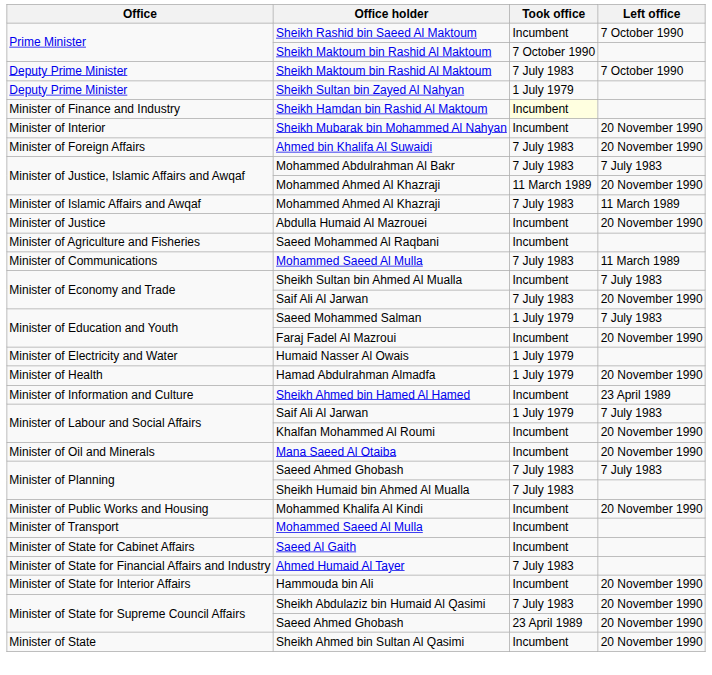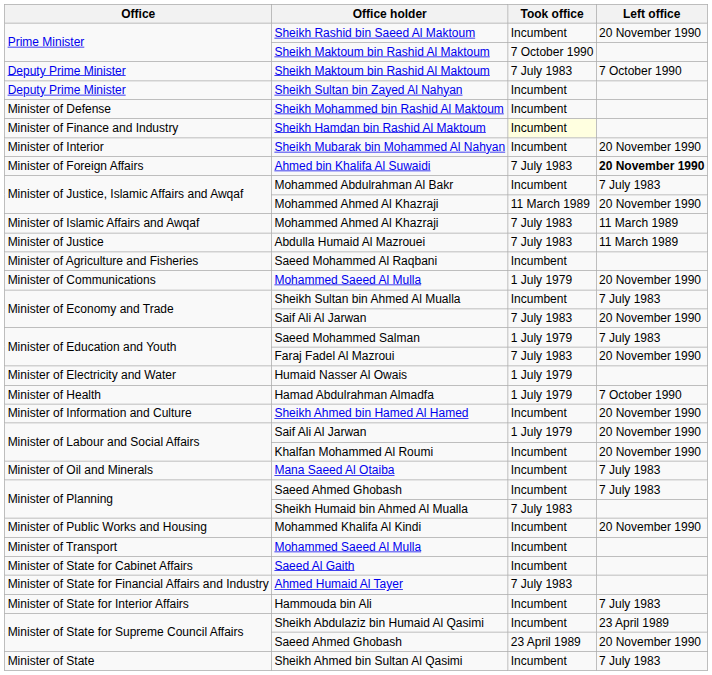(642, 33) 7 October 1990 -> (650, 33) 20 November 1990
(543, 90) 1 July 1979 -> (539, 90) Incumbent
+ row: (59, 109)
(652, 147) normal -> (652, 166) bold
(543, 166) 7 July 1983 -> (539, 185) Incumbent
(540, 223) Incumbent -> (541, 242) 7 July 1983
(652, 223) 20 November 1990 -> (639, 242) 11 March 1989
(543, 261) 7 July 1983 -> (541, 280) 1 July 1979
(640, 261) 11 March 1989 -> (650, 280) 20 November 1990
(540, 337) Incumbent -> (541, 356) 7 July 1983
(652, 375) 20 November 1990 -> (640, 394) 7 October 1990
(636, 394) 23 April 1989 -> (650, 413) 20 November 1990
(631, 413) 7 July 1983 -> (650, 432) 20 November 1990
(652, 451) 20 November 1990 -> (630, 470) 7 July 1983
(543, 470) 7 July 1983 -> (539, 489) Incumbent
(652, 584) 20 November 1990 -> (630, 603) 7 July 1983
(543, 603) 7 July 1983 -> (539, 623) Incumbent
(652, 603) 20 November 1990 -> (634, 623) 23 April 1989
(652, 642) 20 November 1990 -> (630, 661) 7 July 1983
